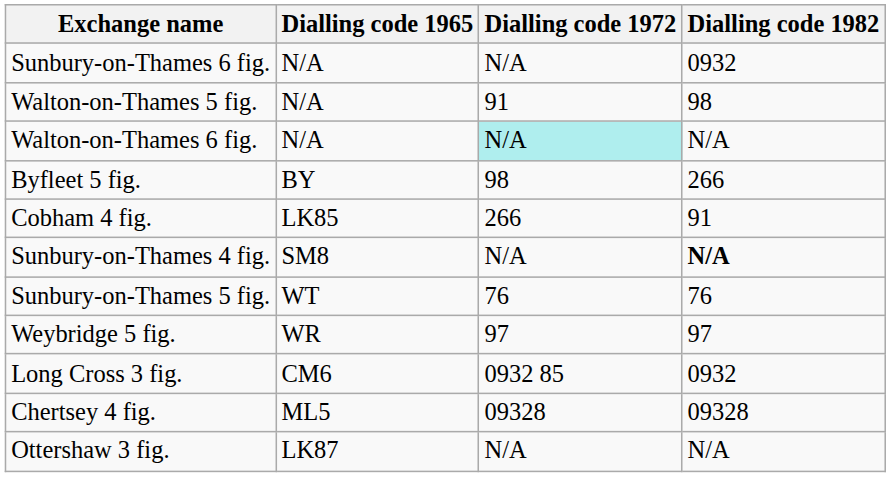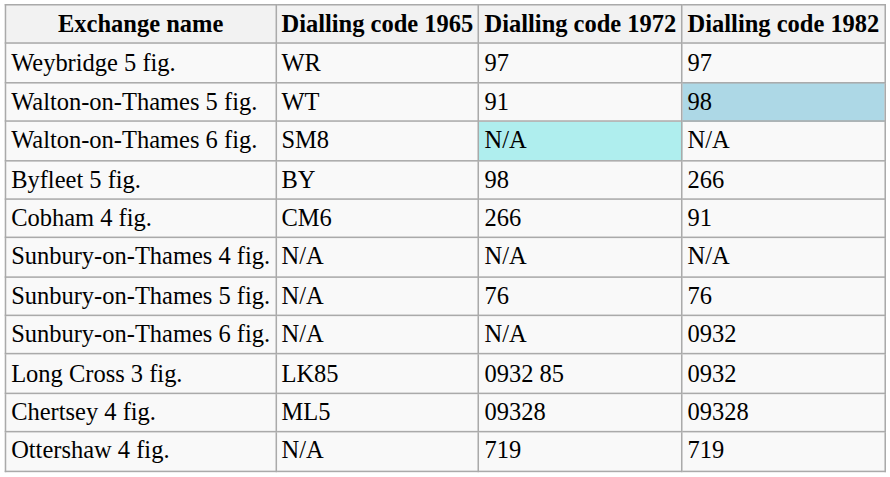rows swapped: (93, 334) <-> (141, 62)
(303, 101) N/A -> (300, 101) WT
(700, 101) no background -> (700, 101) lightblue background
(303, 140) N/A -> (305, 140) SM8
(310, 218) LK85 -> (307, 218) CM6
(305, 256) SM8 -> (303, 256) N/A
(709, 256) bold -> (709, 256) normal
(300, 295) WT -> (303, 295) N/A
(307, 373) CM6 -> (310, 373) LK85
- row: (90, 450)
+ row: (90, 450)
